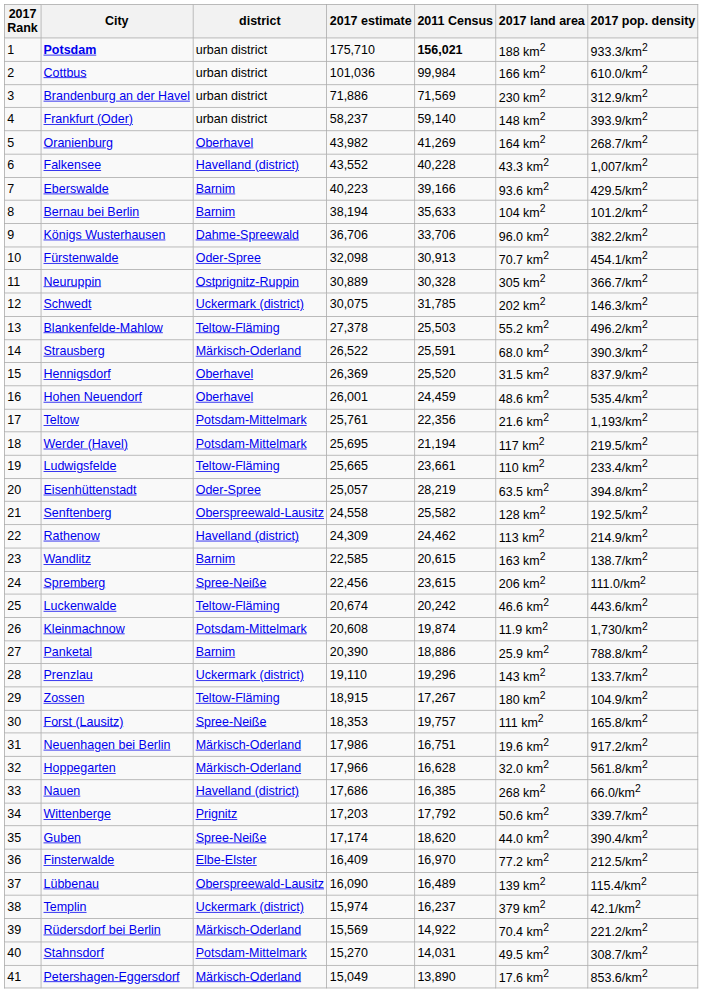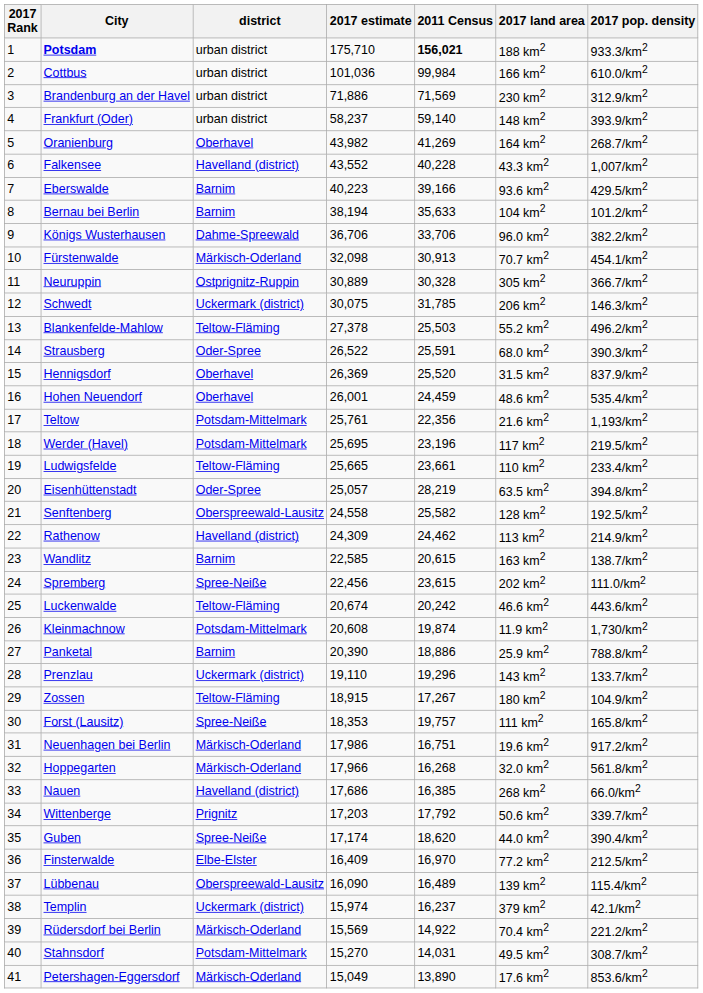(228, 258) Oder-Spree -> (248, 258) Märkisch-Oderland
(522, 304) 202 km2 -> (522, 304) 206 km2
(248, 351) Märkisch-Oderland -> (228, 351) Oder-Spree
(436, 443) 21,194 -> (436, 443) 23,196
(522, 582) 206 km2 -> (522, 582) 202 km2
(436, 768) 16,628 -> (436, 768) 16,268
